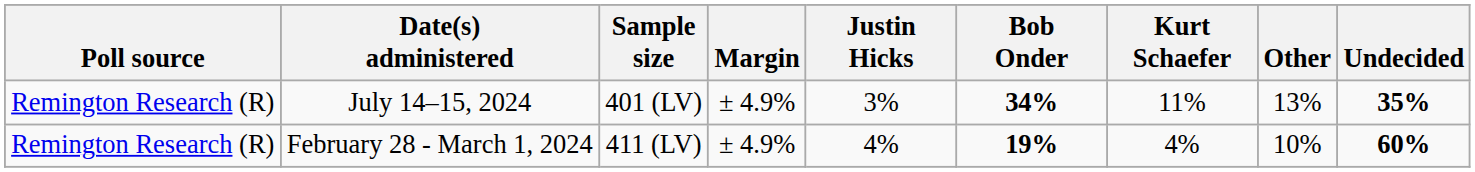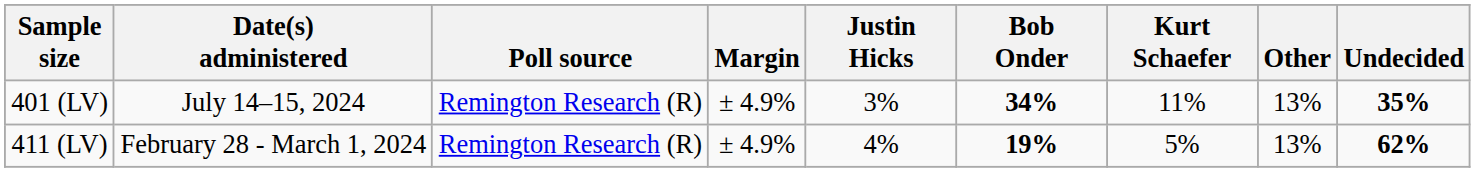columns swapped: (143, 58) <-> (654, 42)
(1182, 145) 4% -> (1182, 145) 5%
(1297, 145) 10% -> (1297, 145) 13%
(1404, 145) 60% -> (1404, 145) 62%
